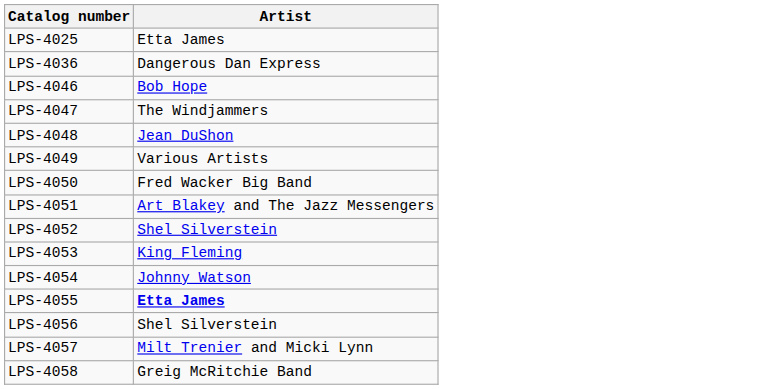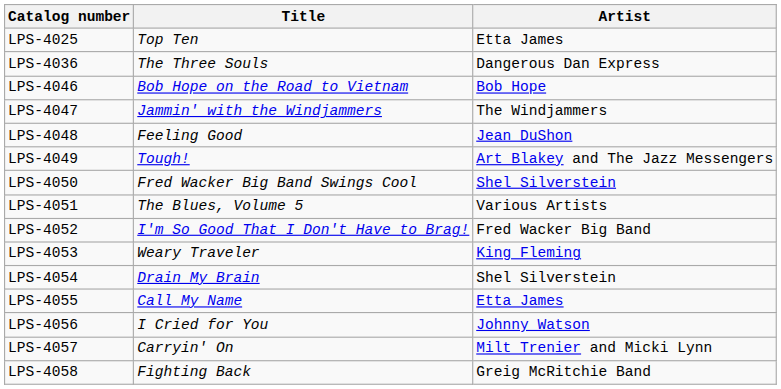+ column: (303, 16)
(203, 159) Various Artists -> (625, 159) Art Blakey and The Jazz Messengers
(225, 183) Fred Wacker Big Band -> (546, 183) Shel Silverstein
(286, 206) Art Blakey and The Jazz Messengers -> (542, 206) Various Artists
(207, 230) Shel Silverstein -> (564, 230) Fred Wacker Big Band
(194, 277) Johnny Watson -> (546, 277) Shel Silverstein
(181, 301) bold -> (520, 301) normal
(207, 325) Shel Silverstein -> (533, 325) Johnny Watson
